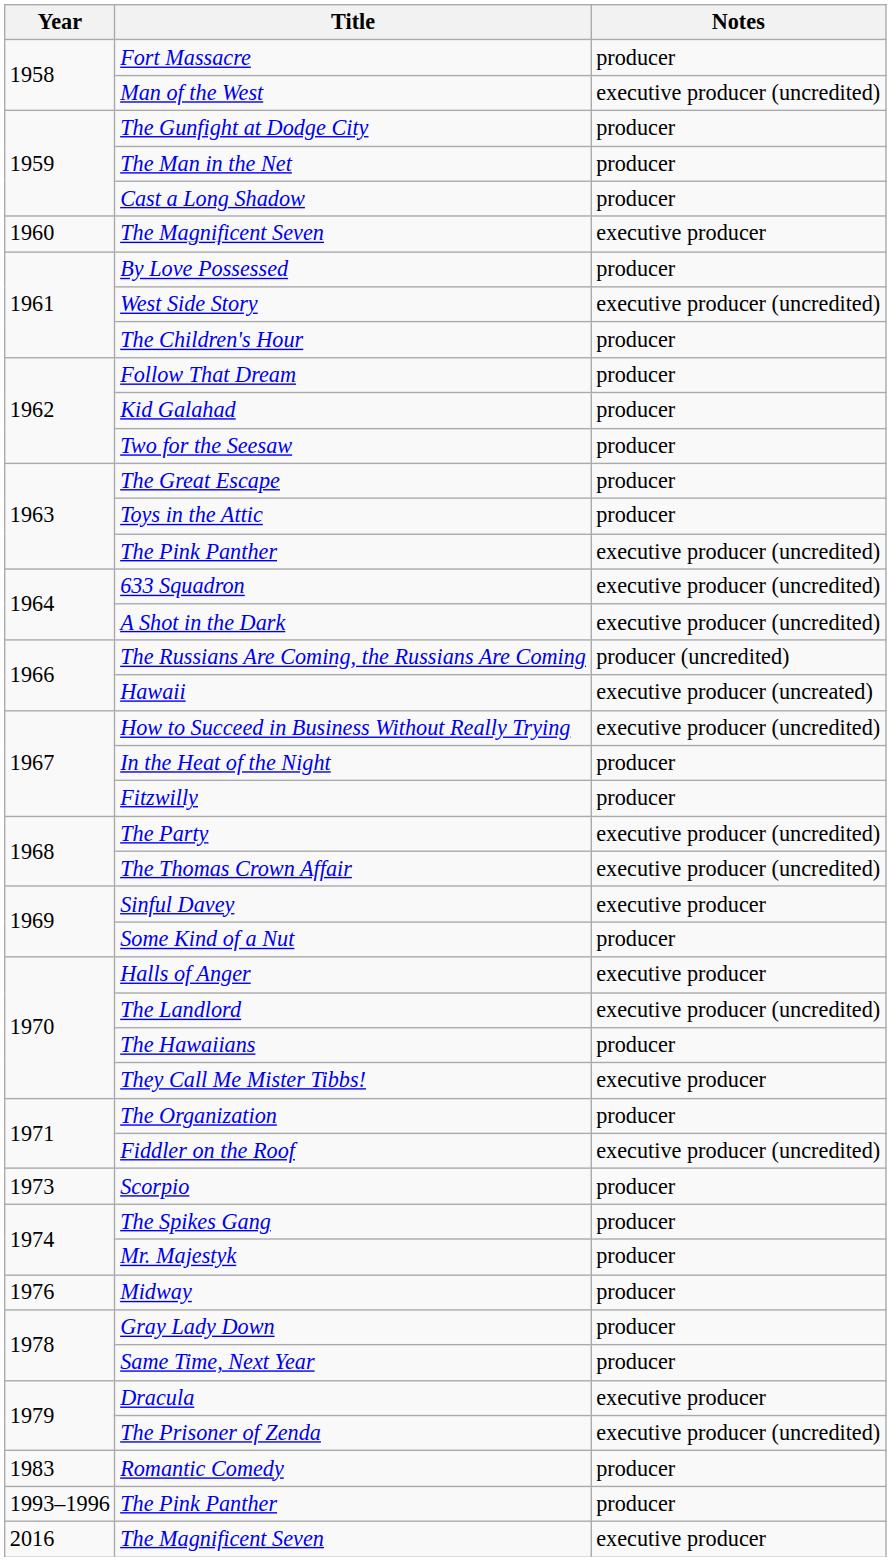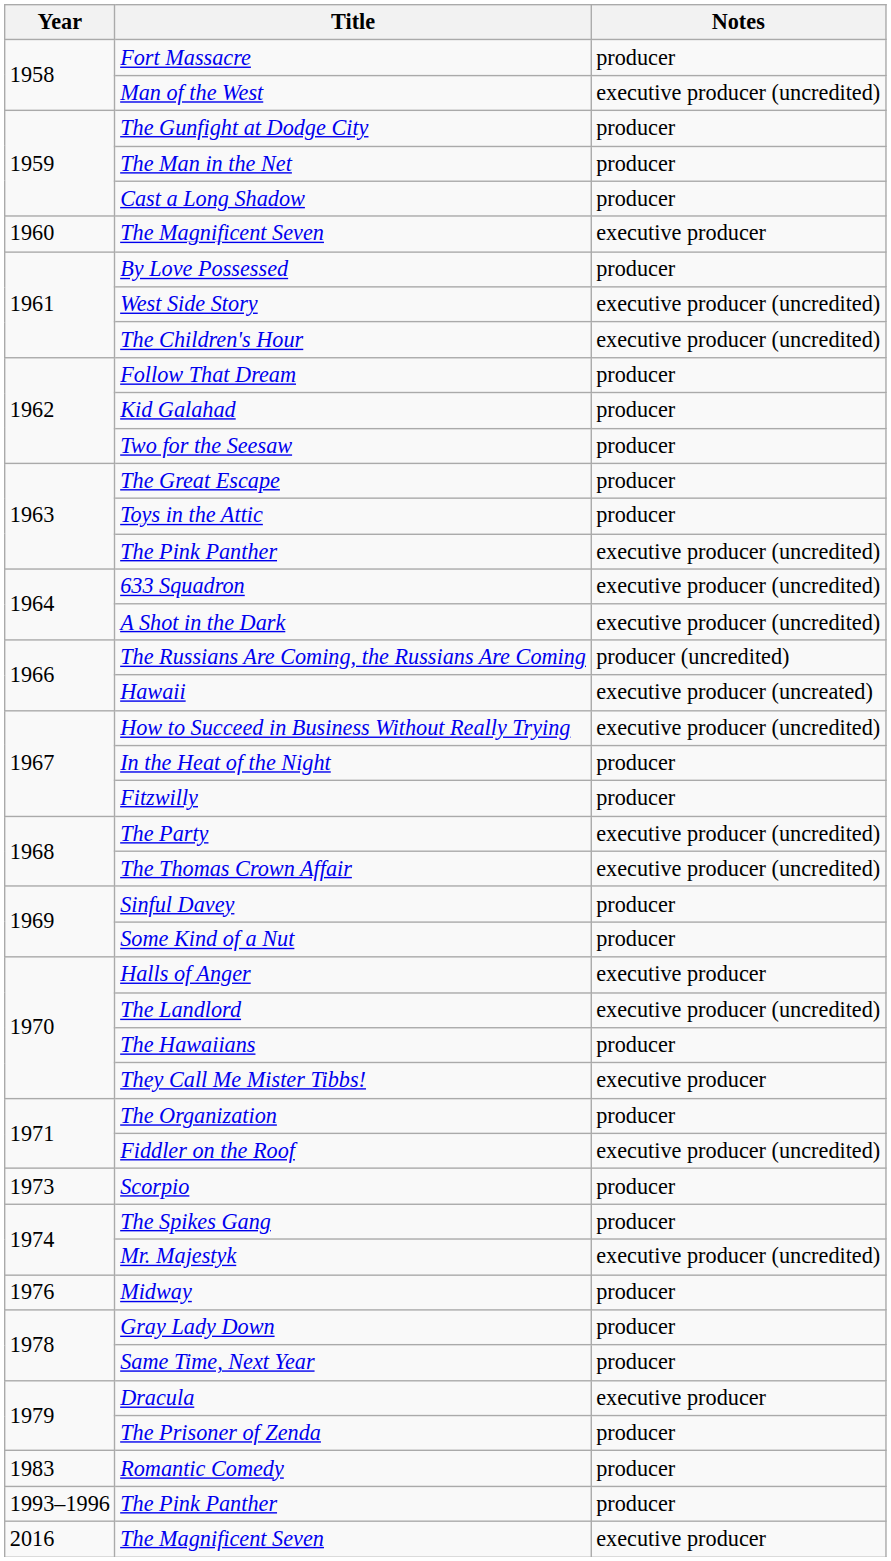(636, 339) producer -> (738, 339) executive producer (uncredited)
(681, 903) executive producer -> (636, 903) producer
(636, 1256) producer -> (738, 1256) executive producer (uncredited)
(738, 1432) executive producer (uncredited) -> (636, 1432) producer
